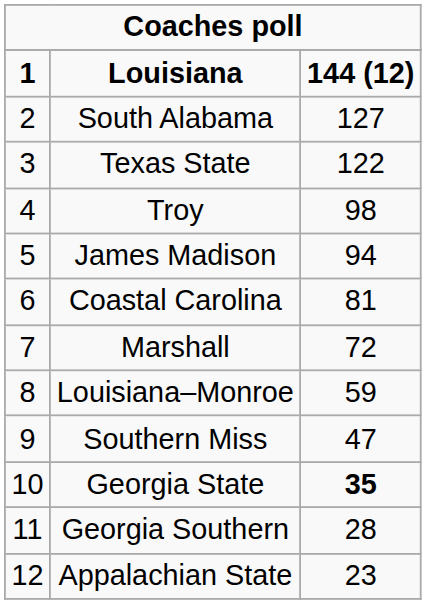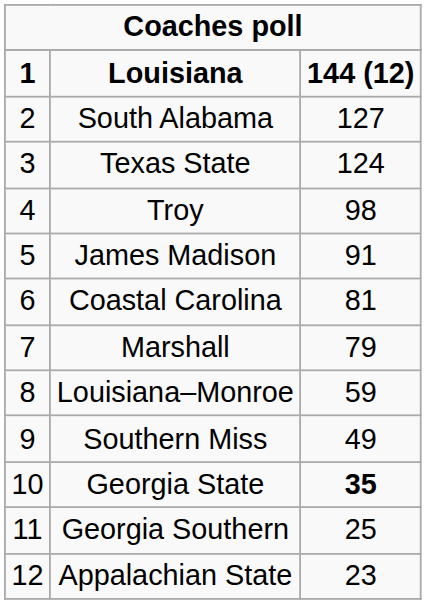(361, 164) 122 -> (361, 164) 124
(361, 255) 94 -> (361, 255) 91
(361, 347) 72 -> (361, 347) 79
(361, 438) 47 -> (361, 438) 49
(361, 529) 28 -> (361, 529) 25
